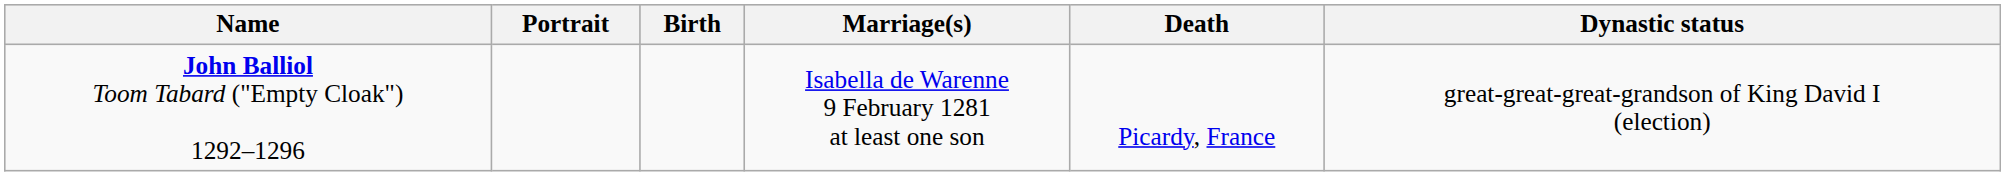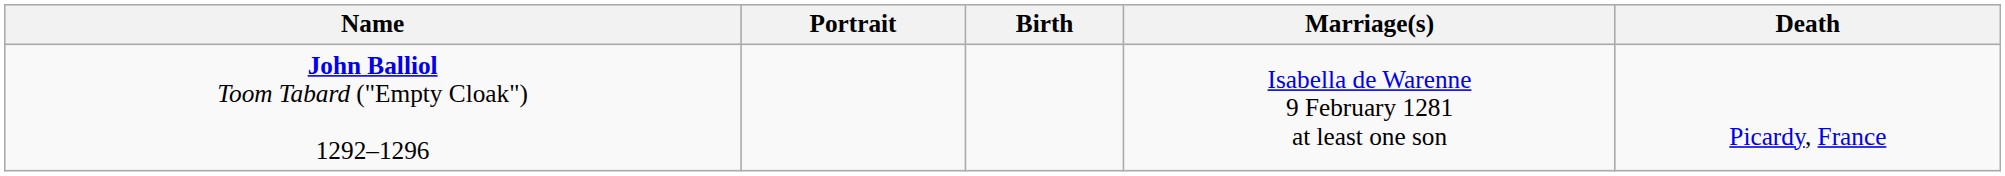- column: (1662, 24)
